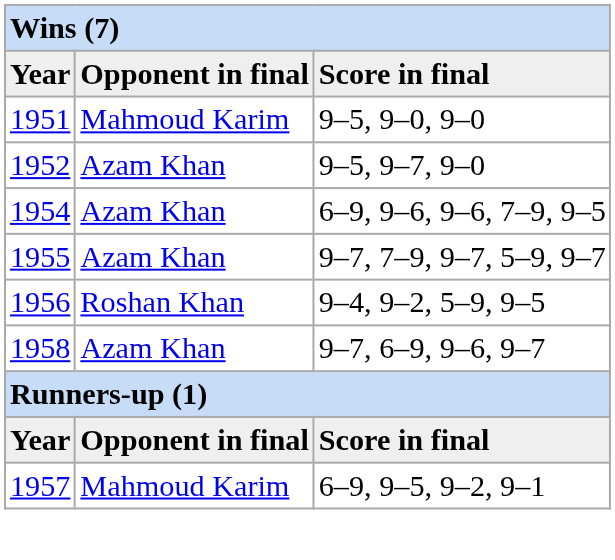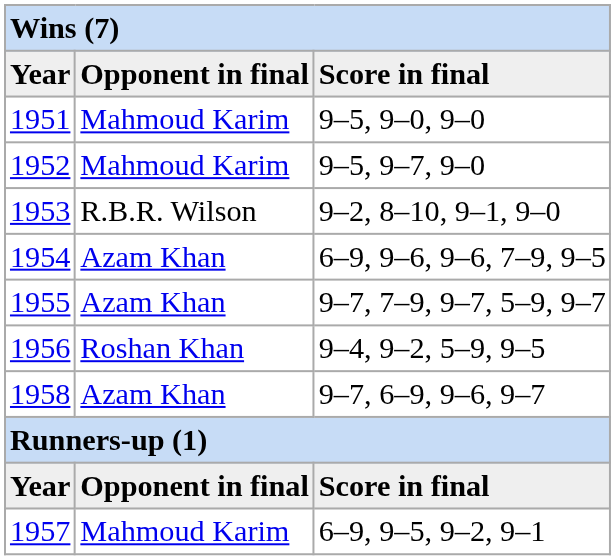(153, 164) Azam Khan -> (185, 164) Mahmoud Karim
+ row: (40, 210)
